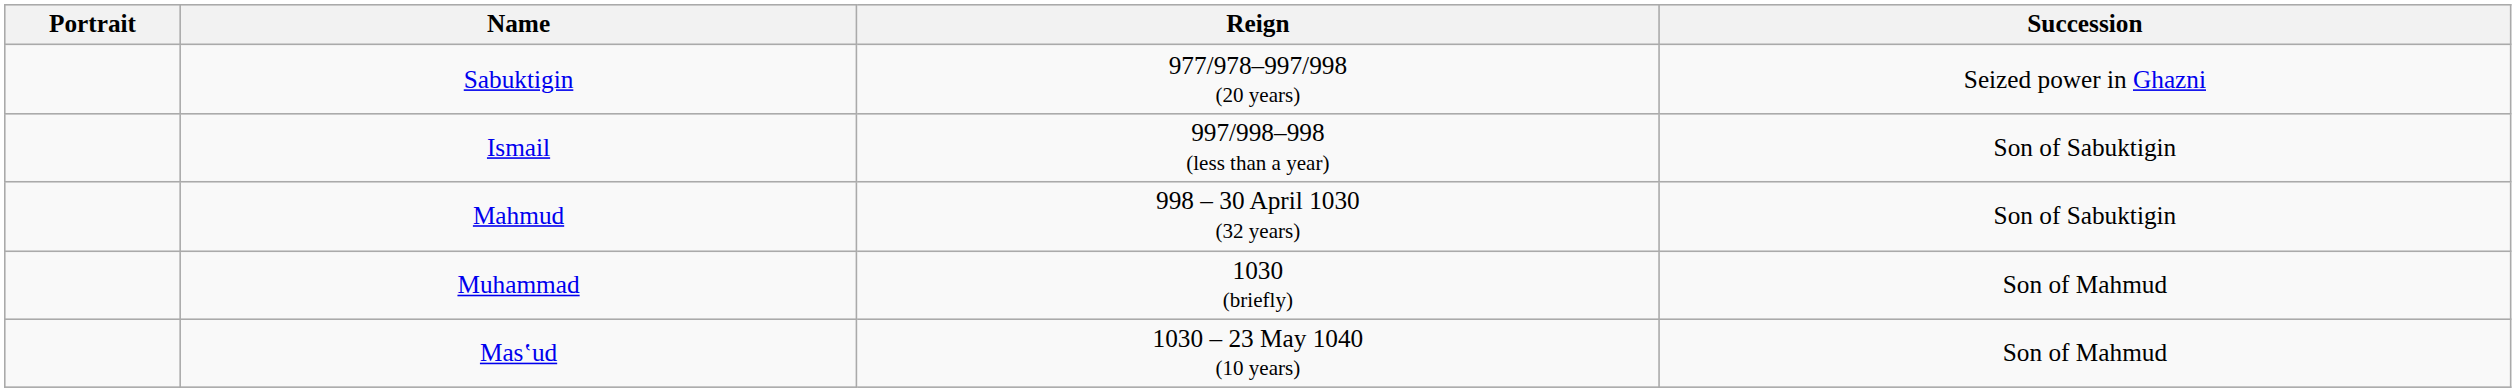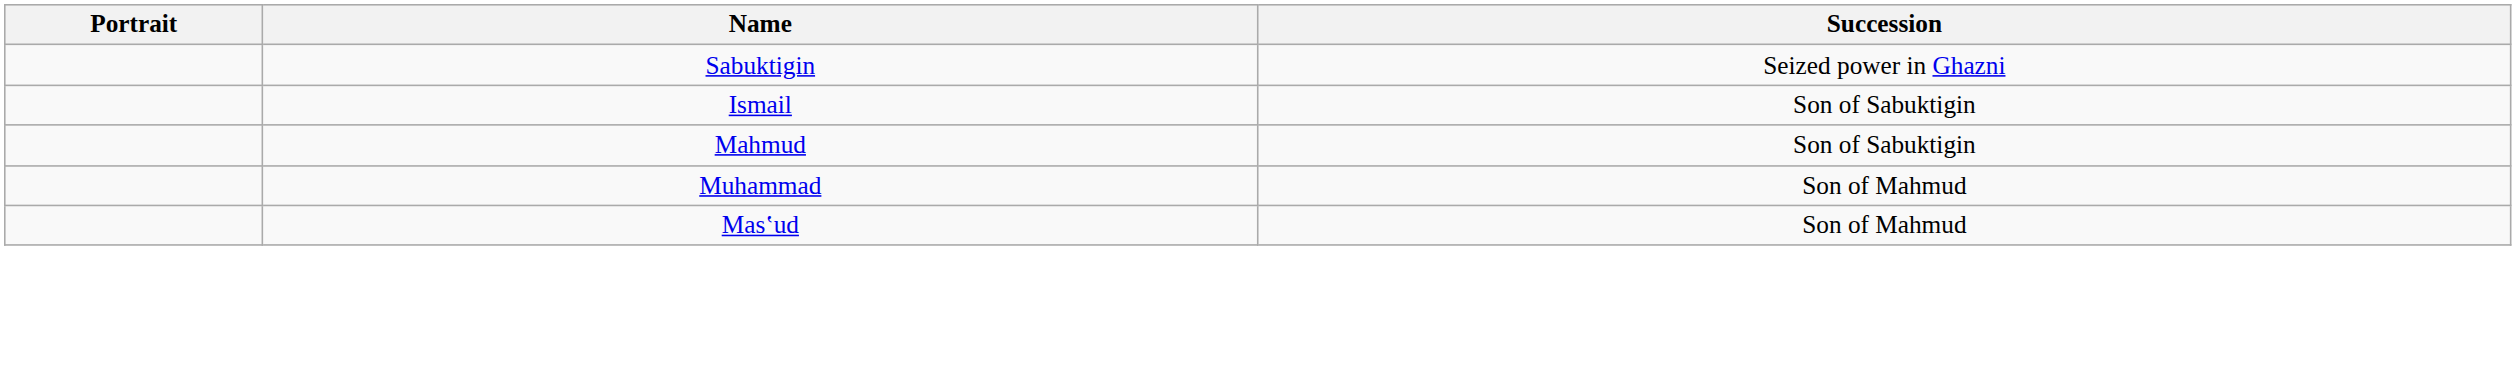- column: (1258, 24)
